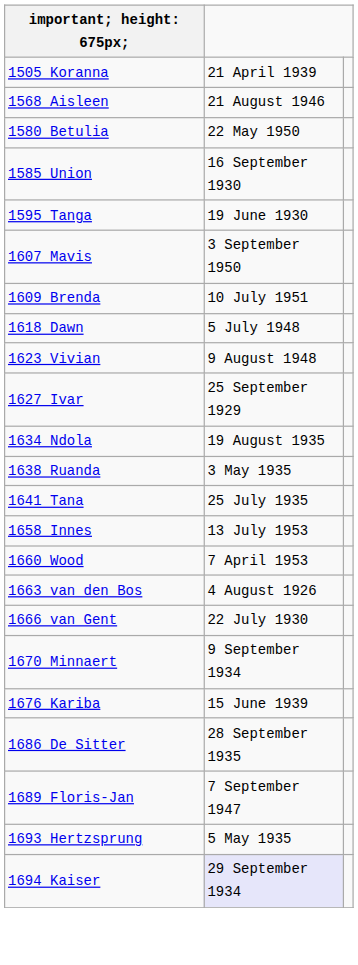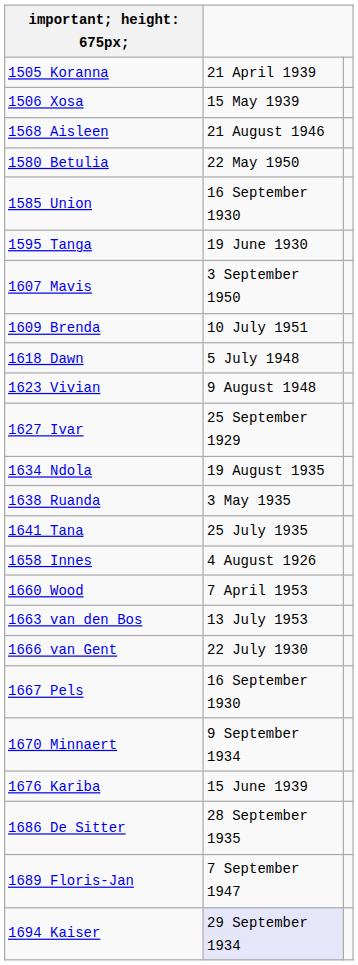+ row: (46, 102)
(258, 531) 13 July 1953 -> (262, 561) 4 August 1926
(262, 590) 4 August 1926 -> (257, 620) 13 July 1953
+ row: (46, 692)
- row: (75, 839)
